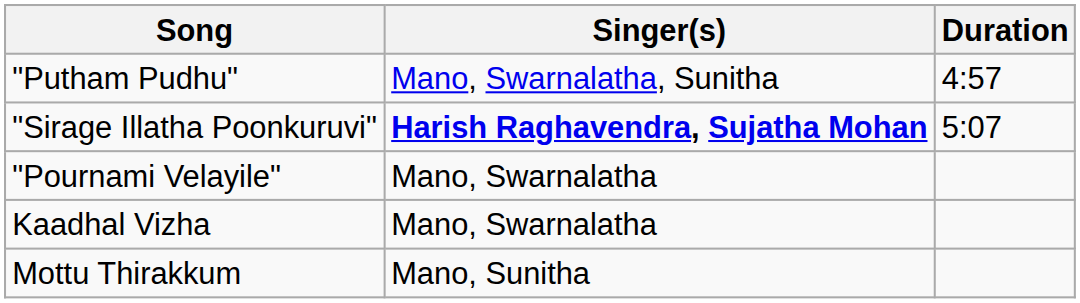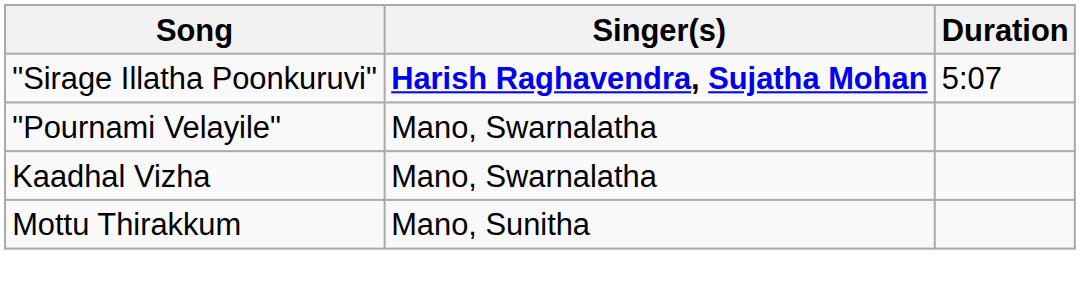- row: (125, 78)
